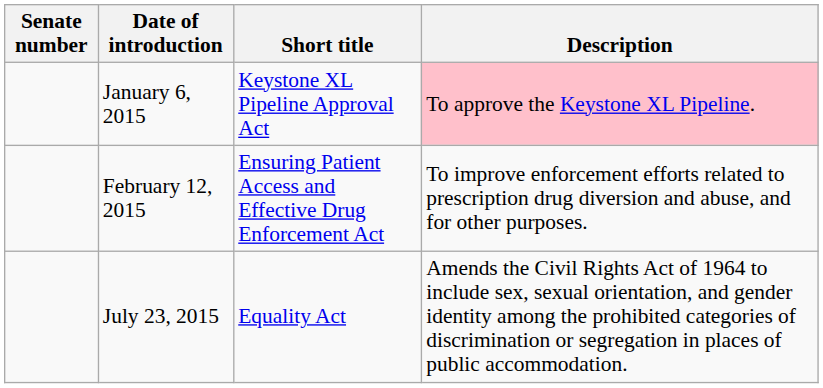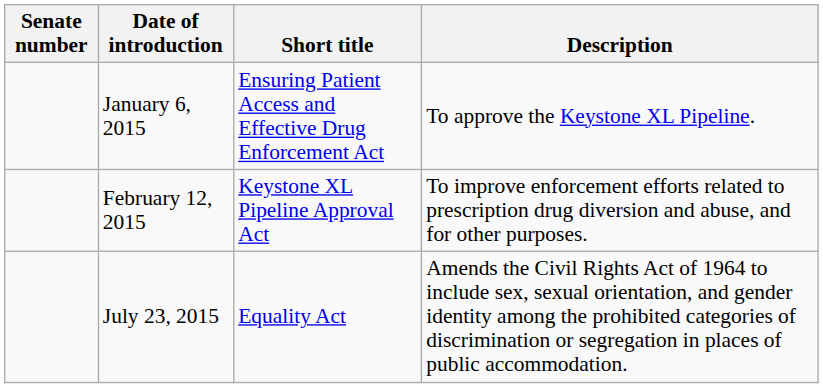(316, 103) Keystone XL Pipeline Approval Act -> (311, 115) Ensuring Patient Access and Effective Drug Enforcement Act
(591, 103) pink background -> (591, 115) no background
(311, 198) Ensuring Patient Access and Effective Drug Enforcement Act -> (316, 210) Keystone XL Pipeline Approval Act
